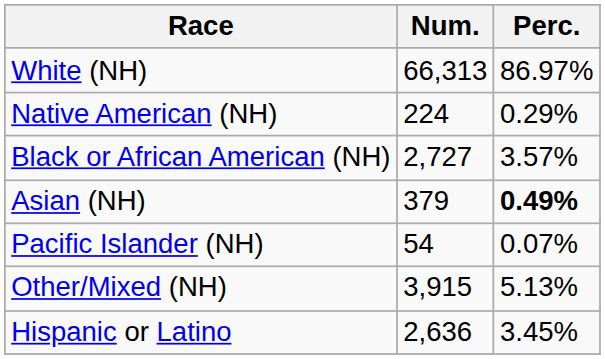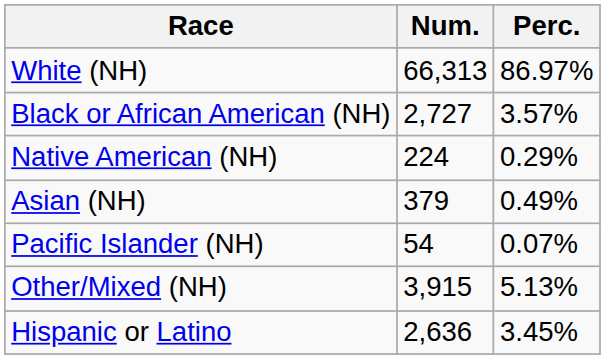rows swapped: (201, 157) <-> (144, 113)
(539, 200) bold -> (539, 200) normal
